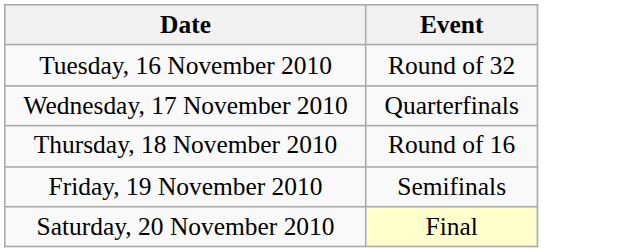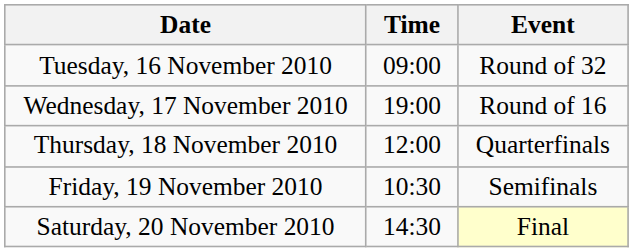+ column: (412, 24)
(452, 105) Quarterfinals -> (543, 105) Round of 16
(452, 145) Round of 16 -> (543, 145) Quarterfinals
